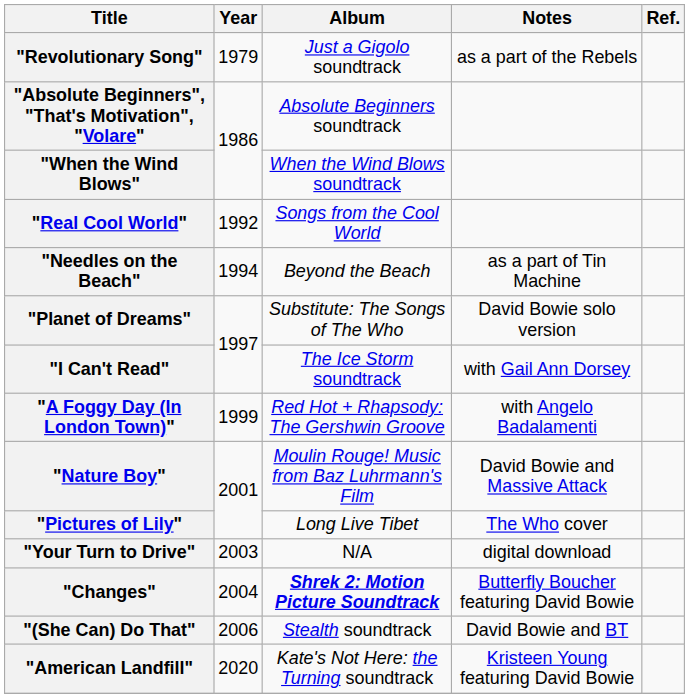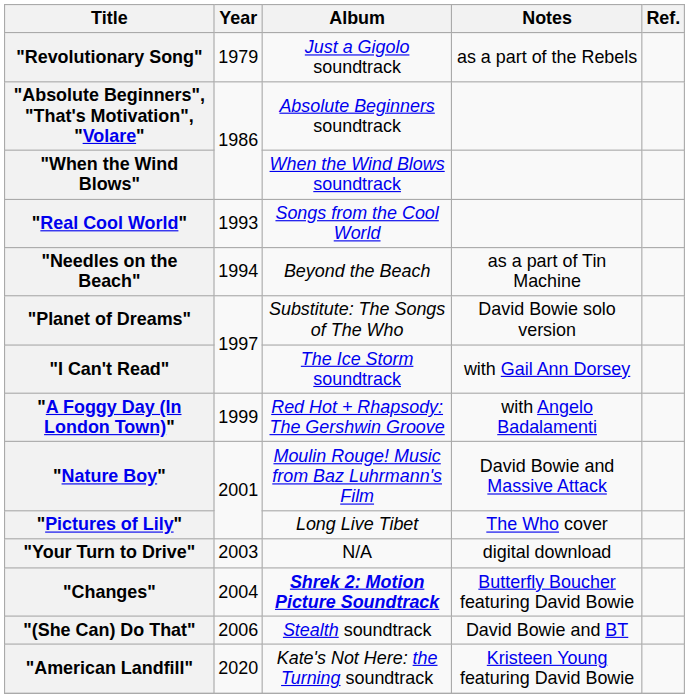(238, 223) 1992 -> (238, 223) 1993
